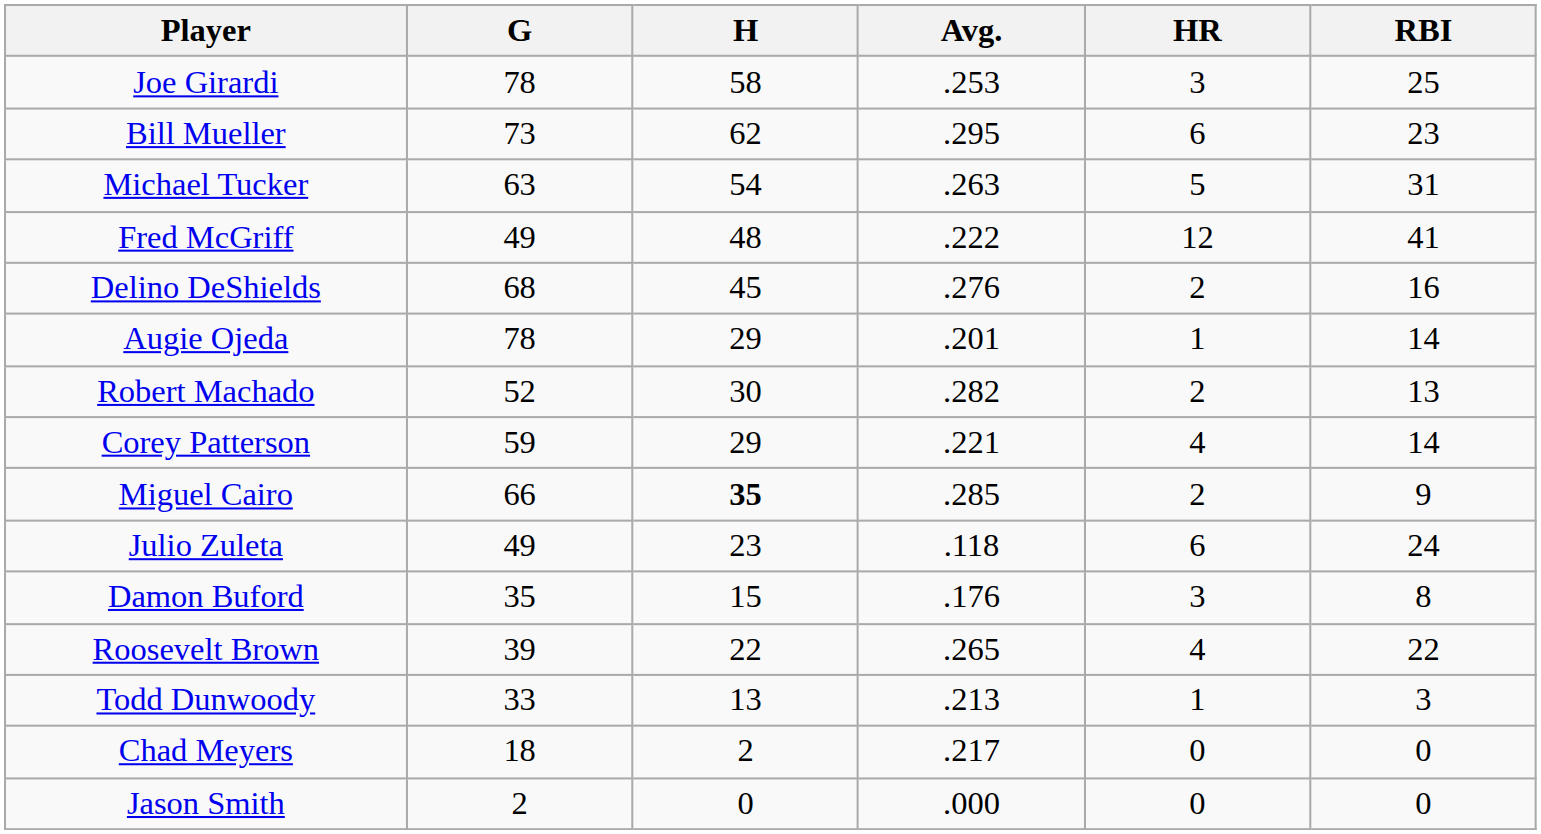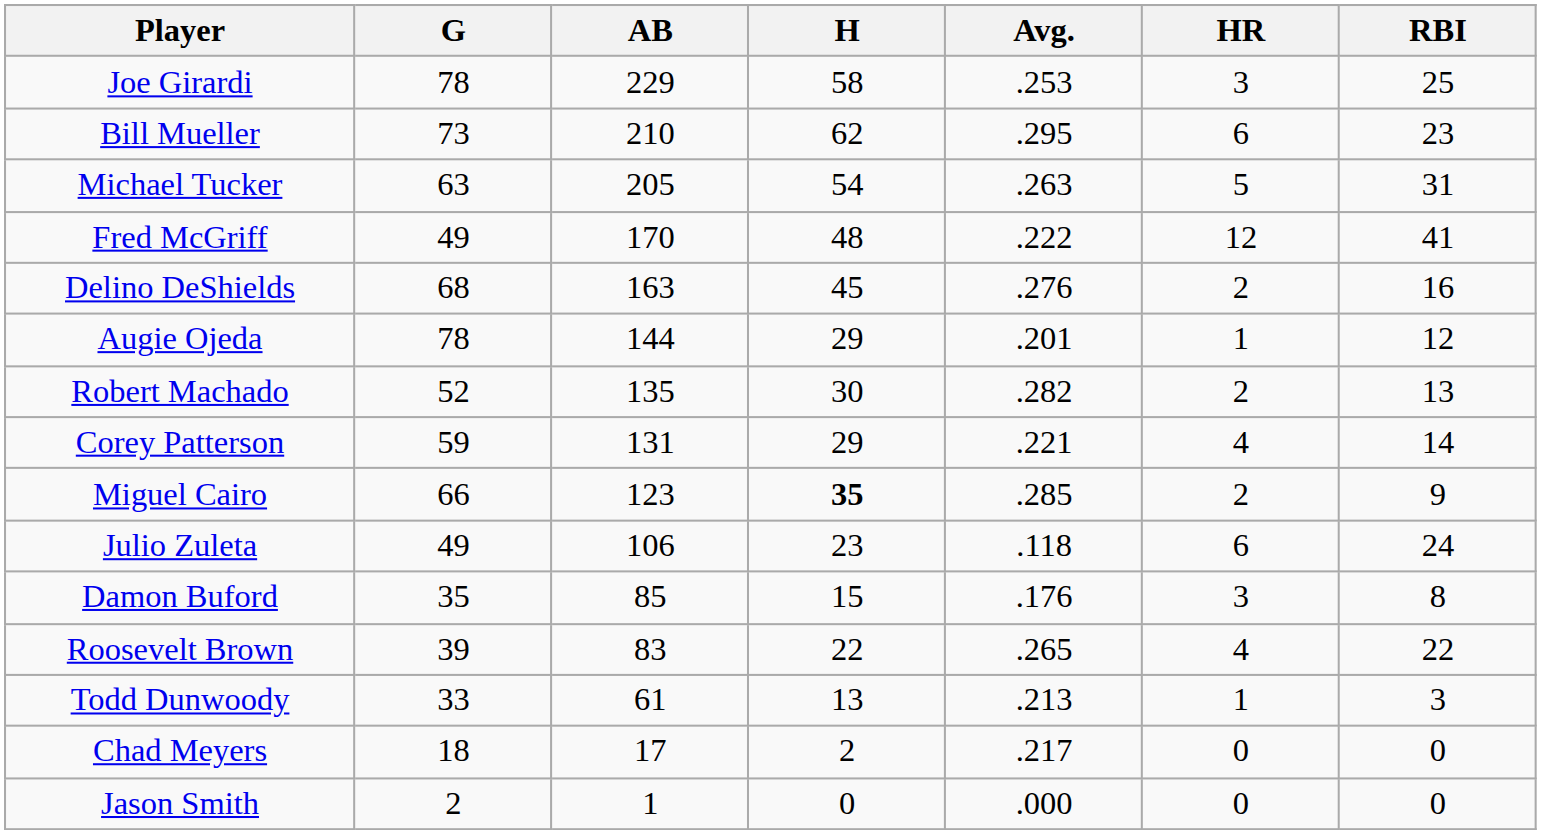+ column: (650, 30)
(1423, 339) 14 -> (1438, 339) 12
